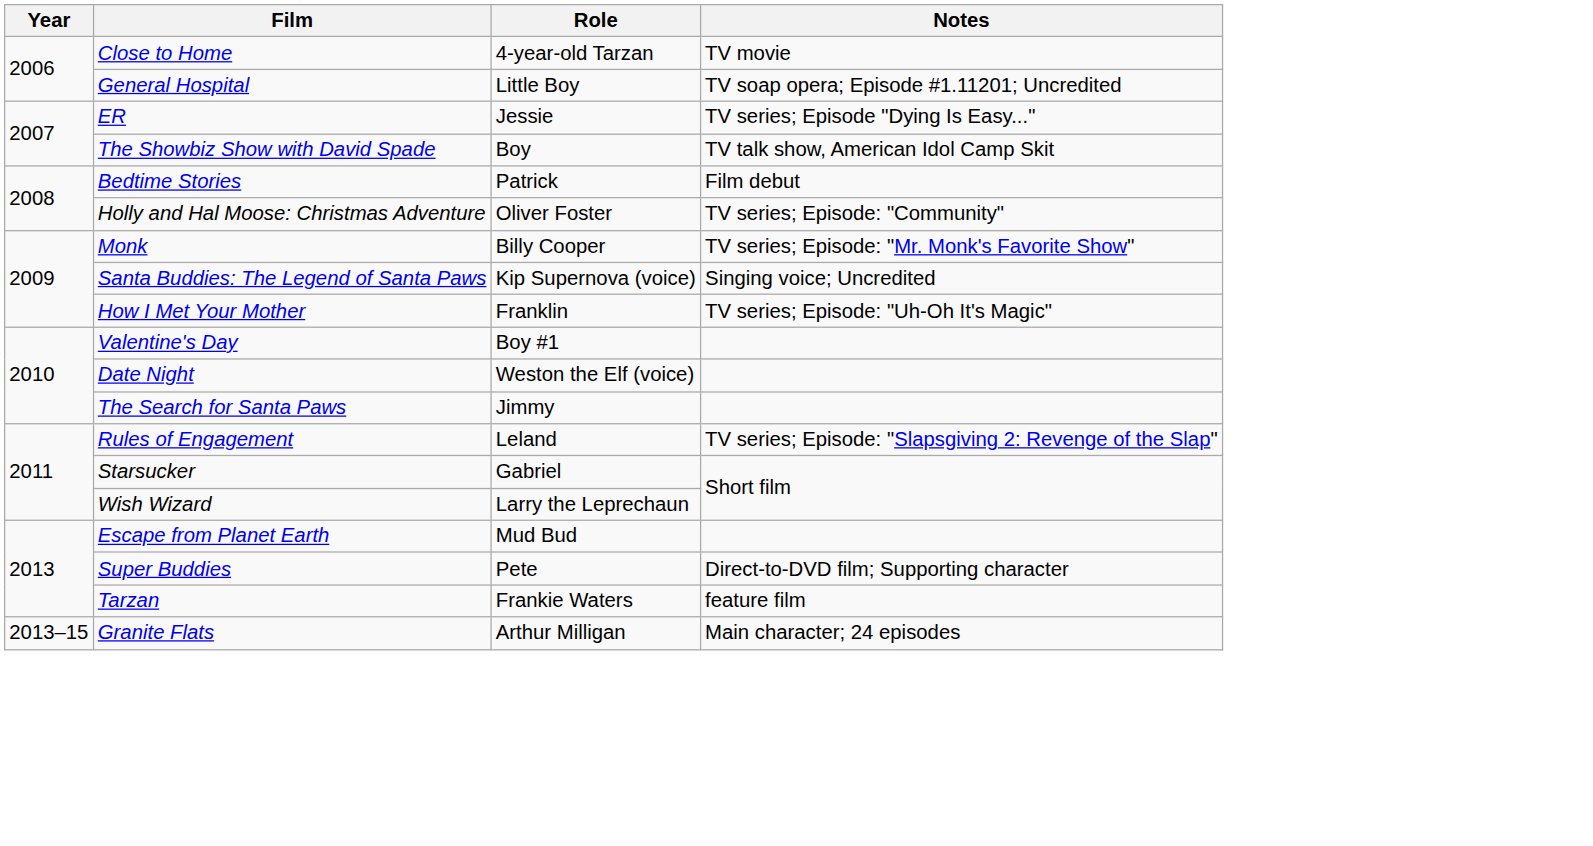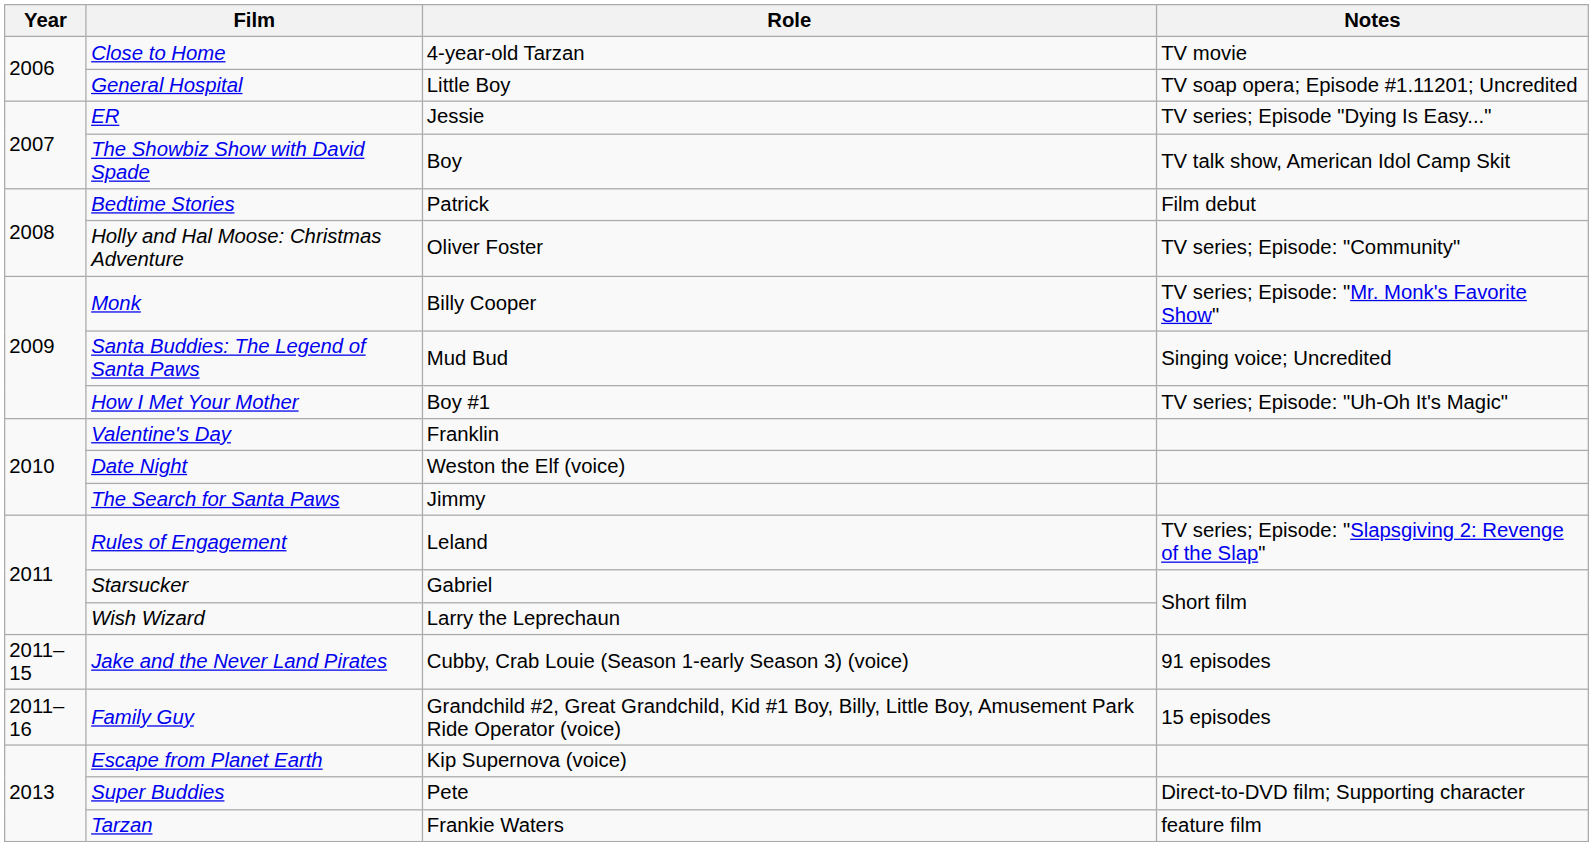(596, 278) Kip Supernova (voice) -> (467, 358) Mud Bud
(532, 310) Franklin -> (458, 402) Boy #1
(527, 342) Boy #1 -> (463, 434) Franklin
+ row: (239, 661)
+ row: (143, 717)
(536, 536) Mud Bud -> (527, 760) Kip Supernova (voice)
- row: (156, 632)
